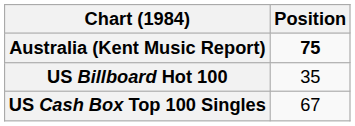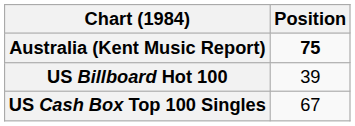(310, 76) 35 -> (310, 76) 39
